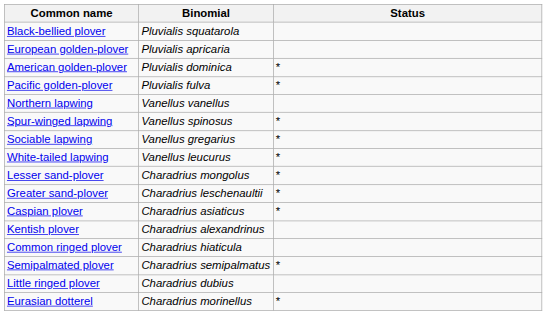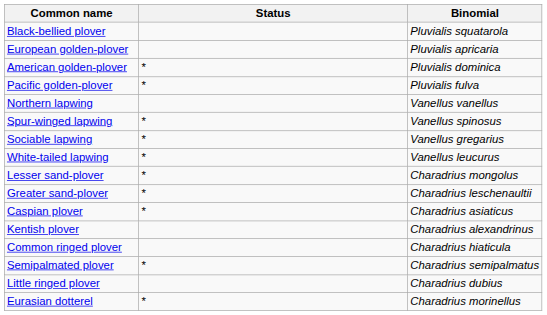columns swapped: (206, 13) <-> (408, 13)
